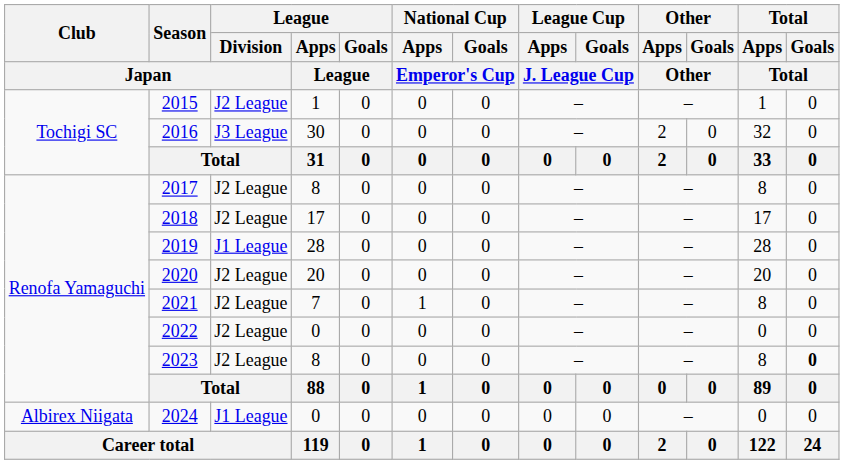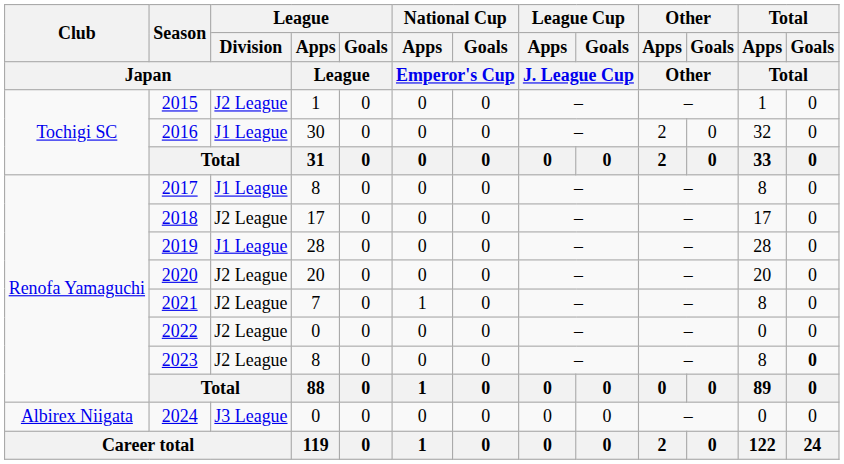(251, 132) J3 League -> (251, 132) J1 League
(251, 189) J2 League -> (251, 189) J1 League
(251, 416) J1 League -> (251, 416) J3 League
